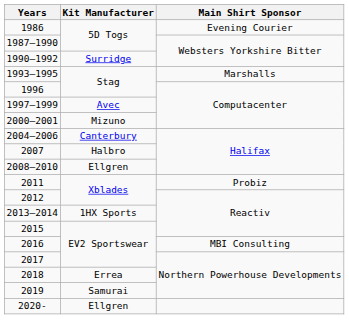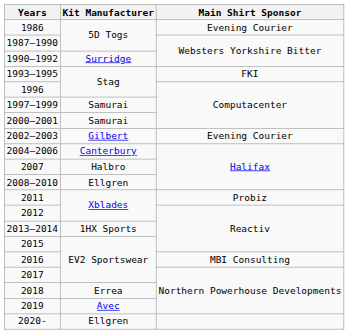(250, 74) Marshalls -> (250, 74) FKI
(108, 105) Avec -> (108, 105) Samurai
(108, 120) Mizuno -> (108, 120) Samurai
+ row: (32, 136)
(108, 291) Samurai -> (108, 306) Avec
